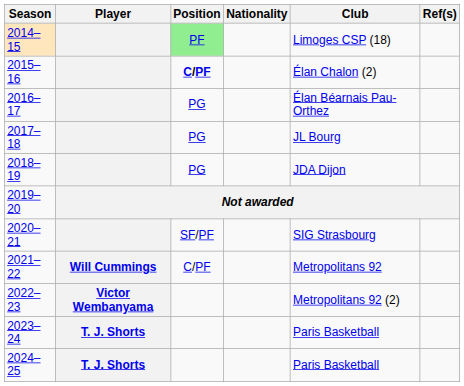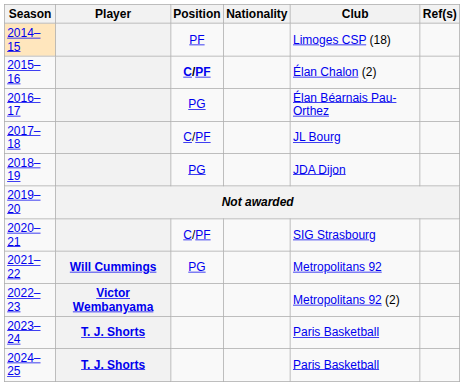(197, 39) lightgreen background -> (197, 39) no background
(197, 137) PG -> (197, 137) C/PF
(197, 234) SF/PF -> (197, 234) C/PF
(197, 267) C/PF -> (197, 267) PG
